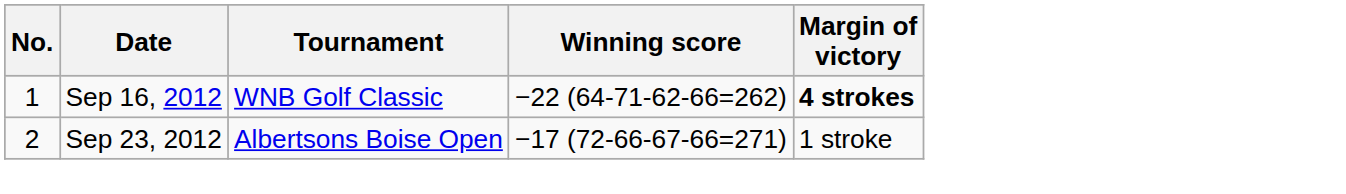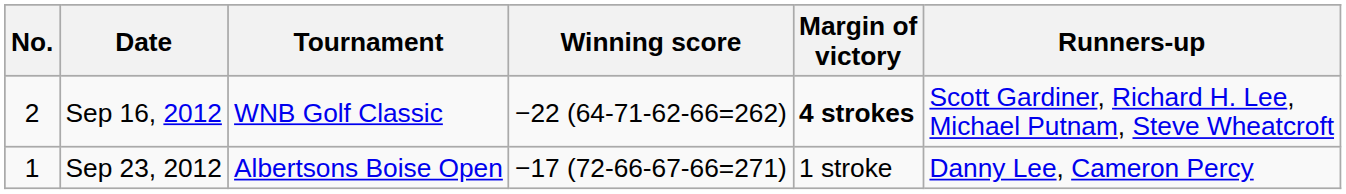+ column: (1132, 41)
(32, 97) 1 -> (32, 112) 2
(32, 139) 2 -> (32, 168) 1
